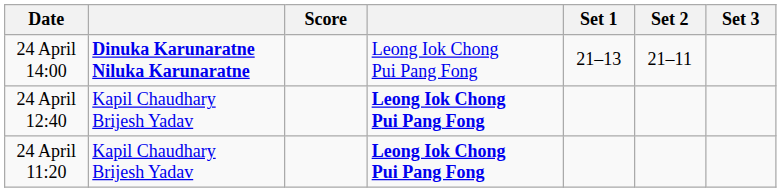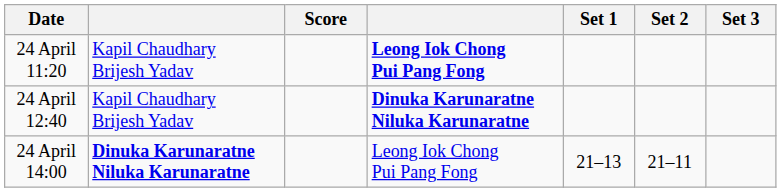rows swapped: (46, 161) <-> (46, 60)
(439, 110) Leong Iok Chong Pui Pang Fong -> (453, 110) Dinuka Karunaratne Niluka Karunaratne
